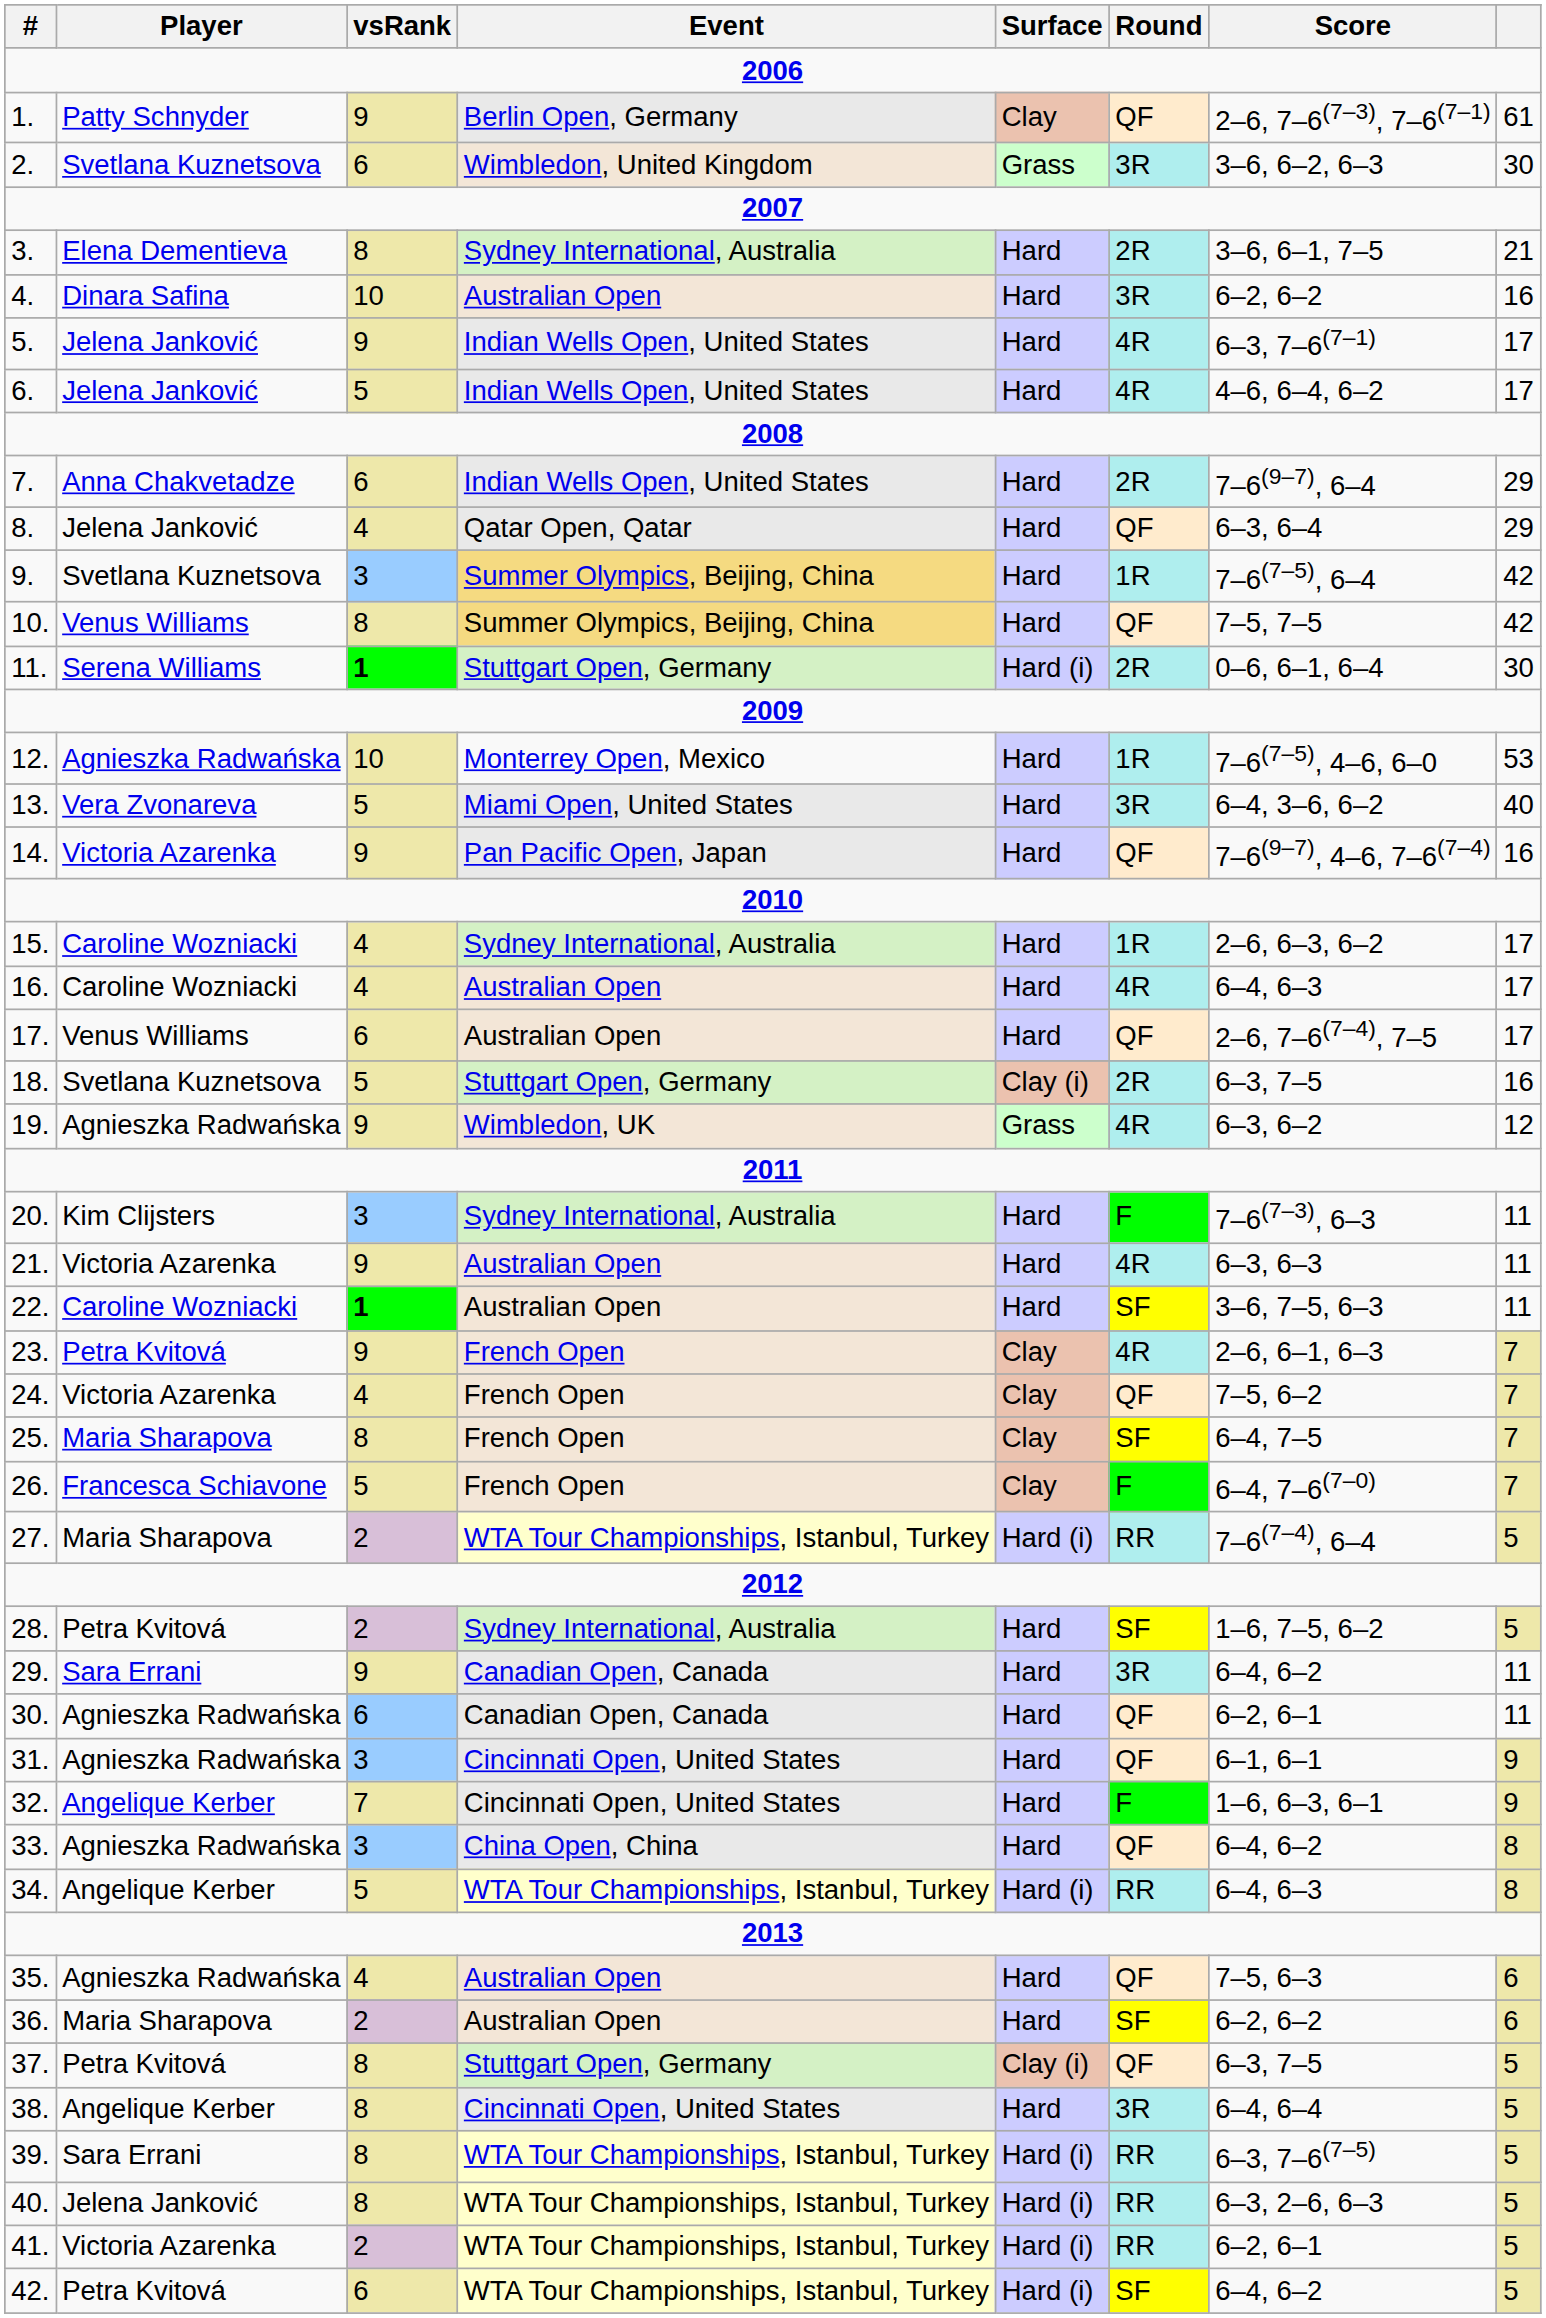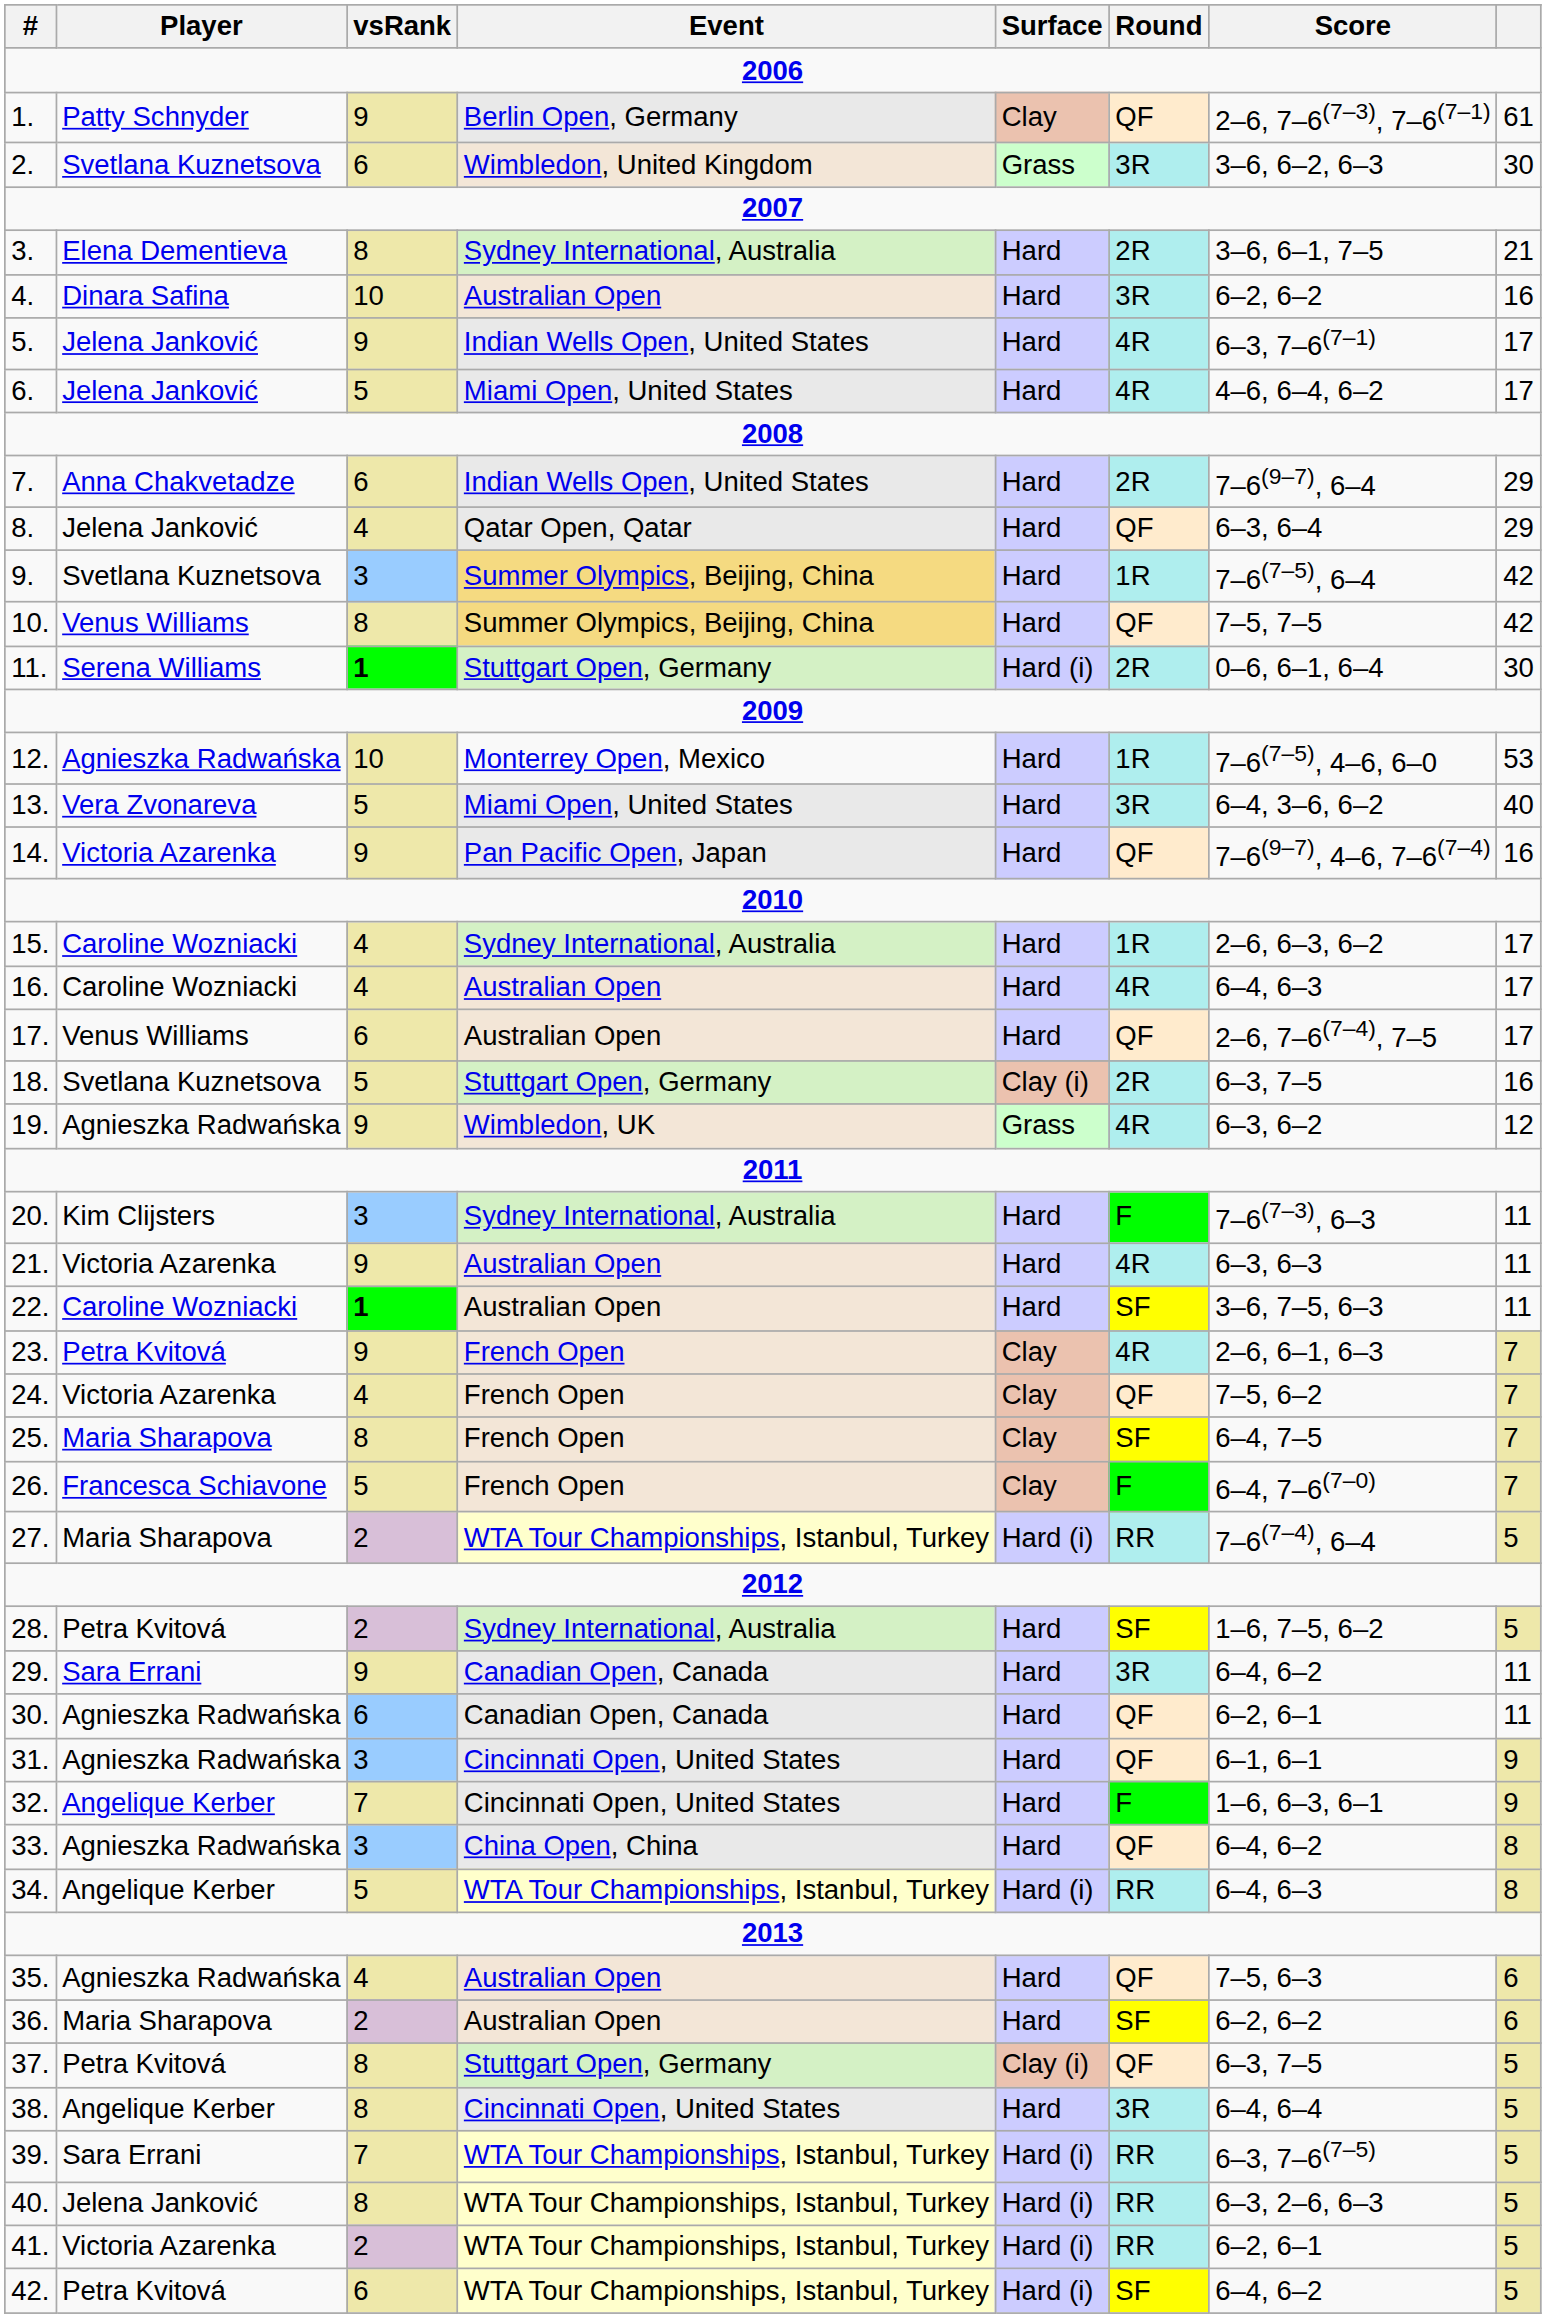(666, 390) Indian Wells Open, United States -> (628, 390) Miami Open, United States
(361, 2155) 8 -> (361, 2155) 7
